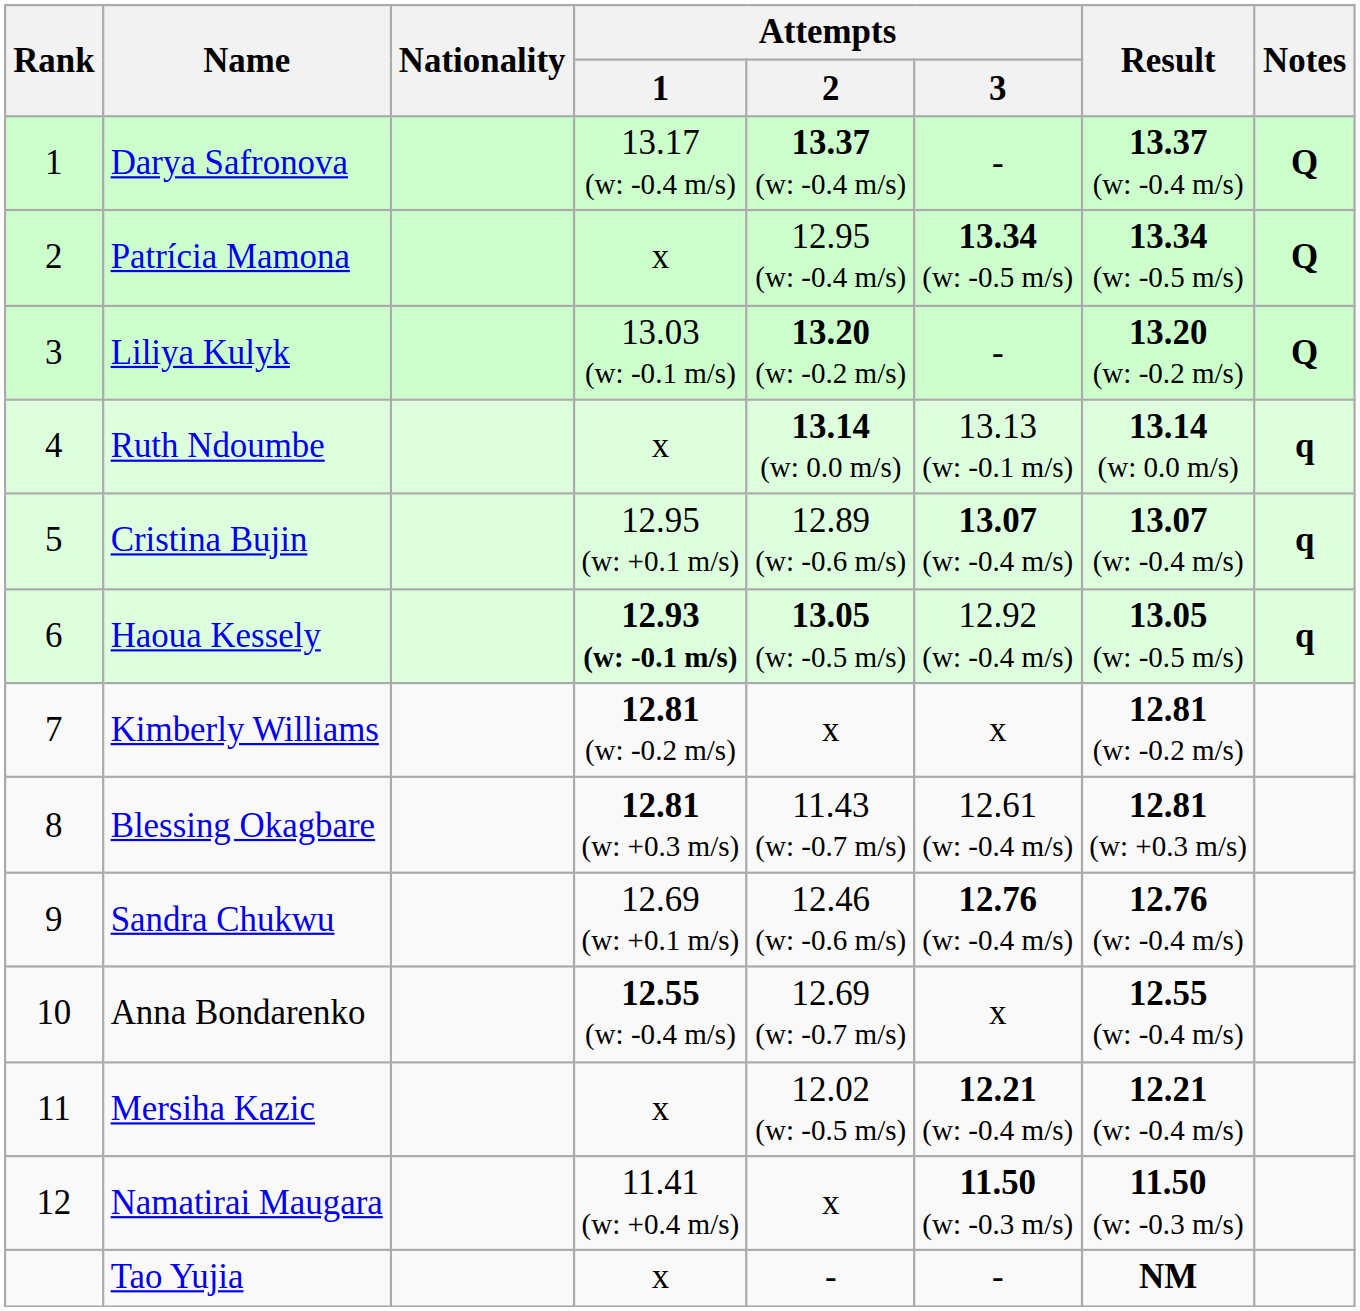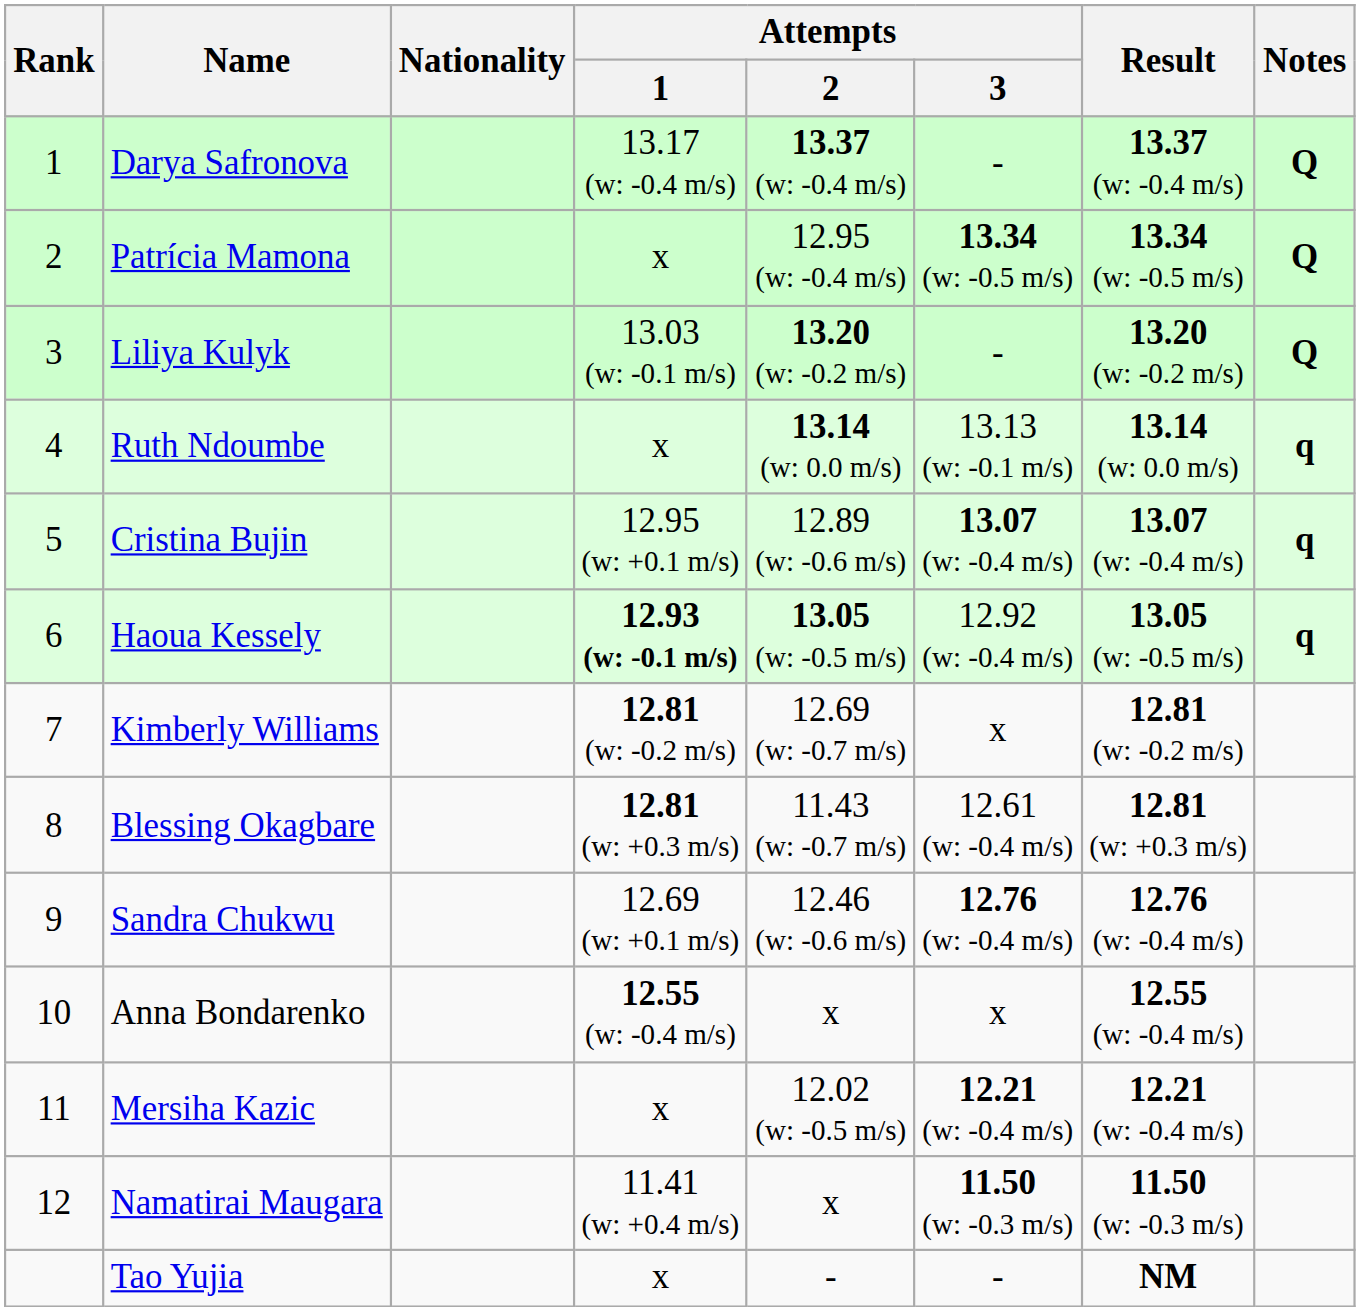(831, 729) x -> (831, 729) 12.69 (w: -0.7 m/s)
(831, 1013) 12.69 (w: -0.7 m/s) -> (831, 1013) x
